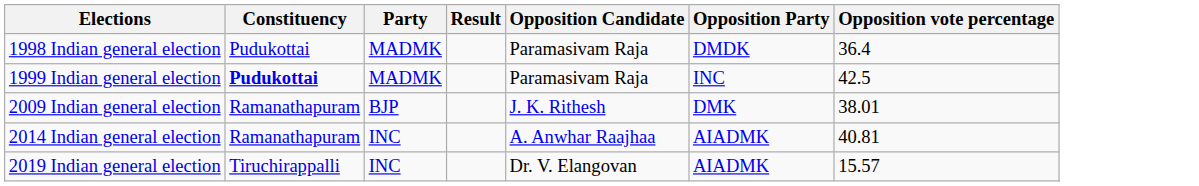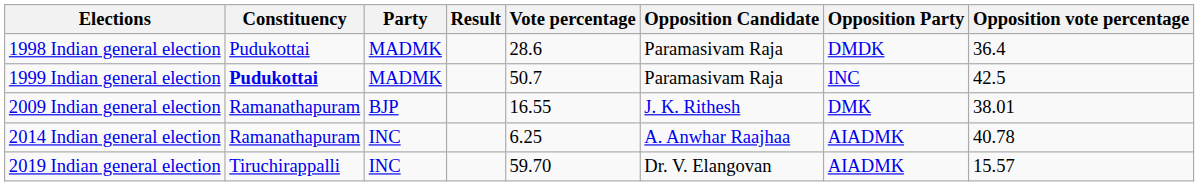+ column: (573, 19)
(859, 136) 40.81 -> (994, 136) 40.78
